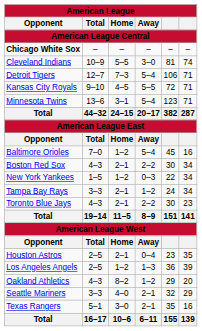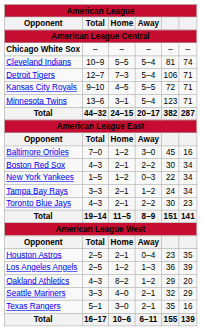(148, 62) 3–0 -> (148, 62) 5–4
(148, 152) 5–4 -> (148, 152) 3–0
